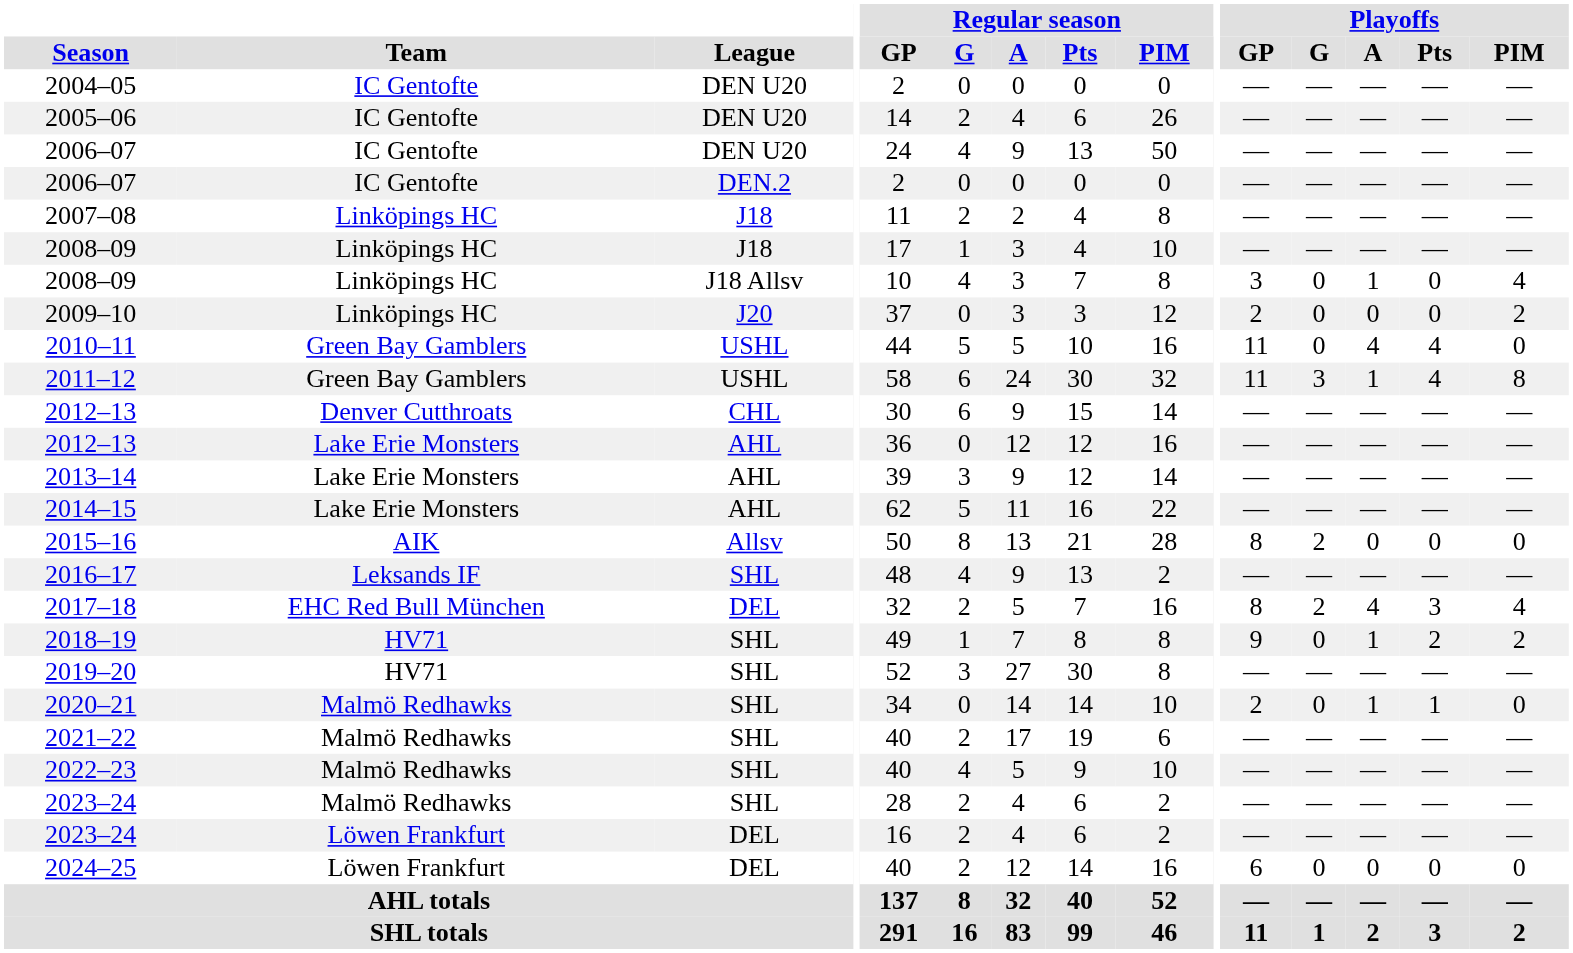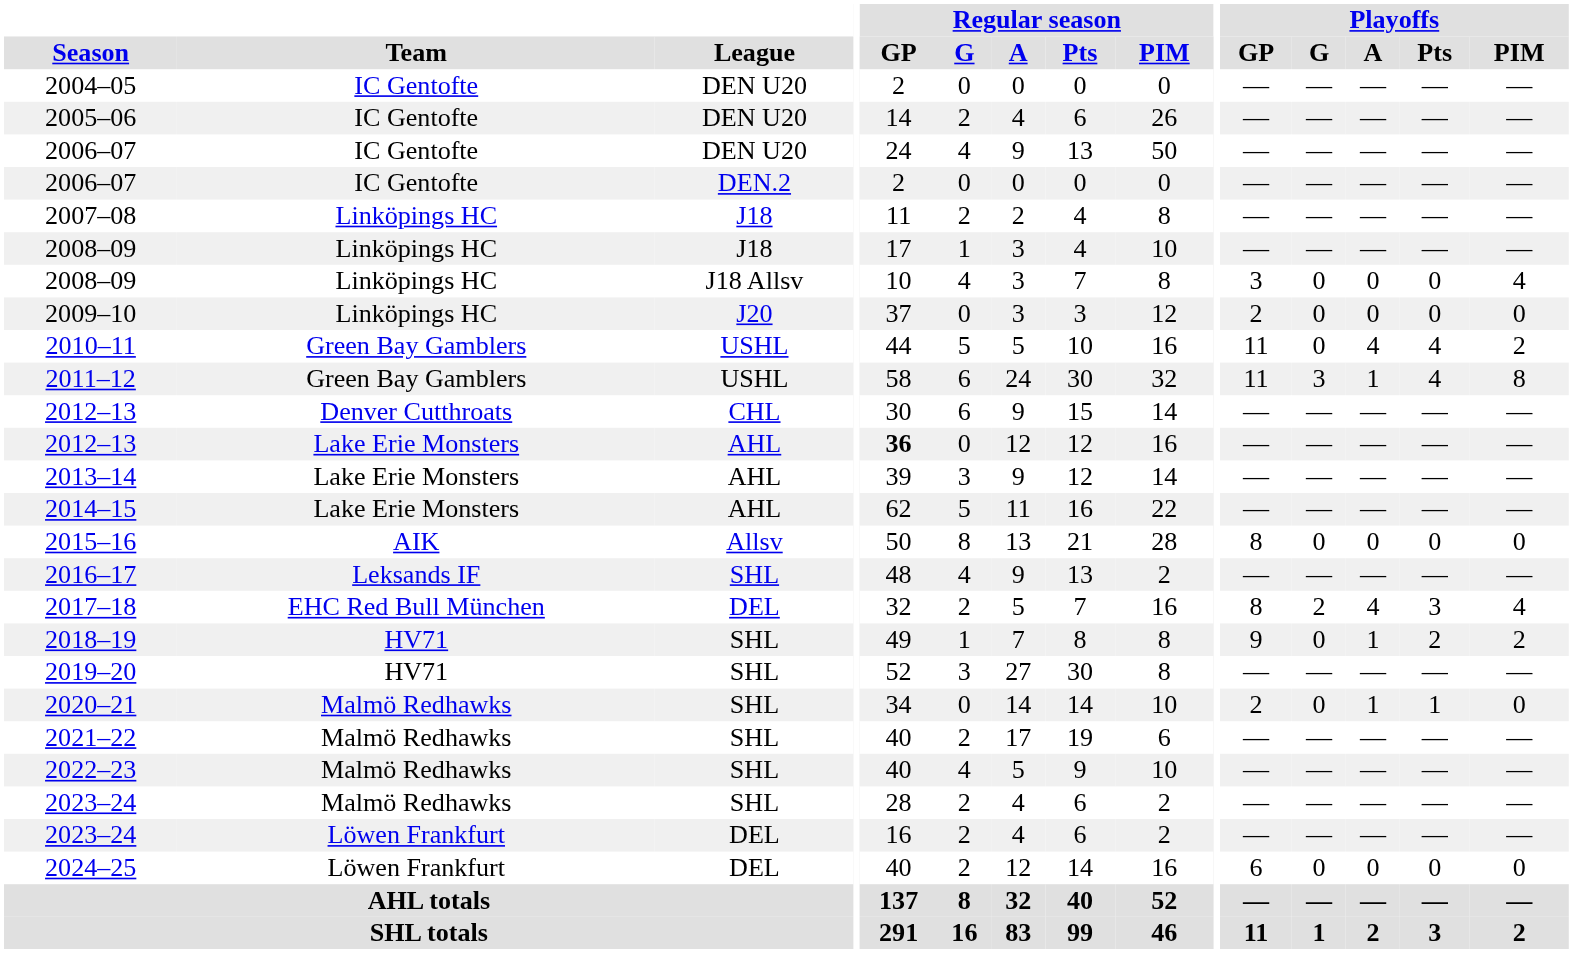(1373, 280) 1 -> (1373, 280) 0
(1519, 313) 2 -> (1519, 313) 0
(1519, 345) 0 -> (1519, 345) 2
(899, 443) normal -> (899, 443) bold
(1319, 541) 2 -> (1319, 541) 0
